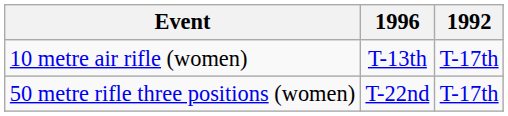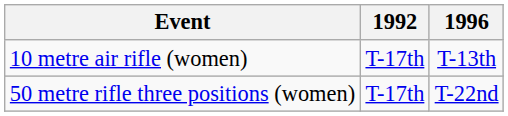columns swapped: (469, 22) <-> (397, 22)
